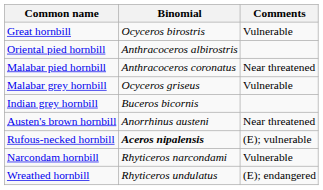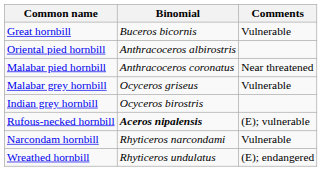(163, 31) Ocyceros birostris -> (158, 31) Buceros bicornis
(160, 103) Buceros bicornis -> (161, 103) Ocyceros birostris
- row: (62, 121)
